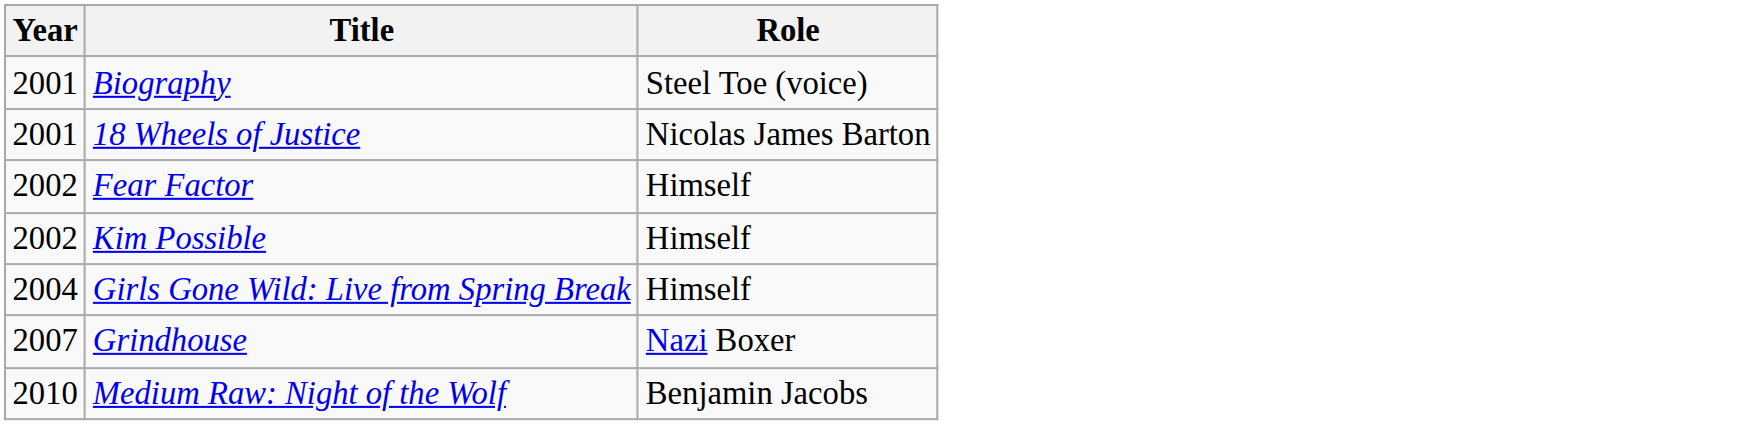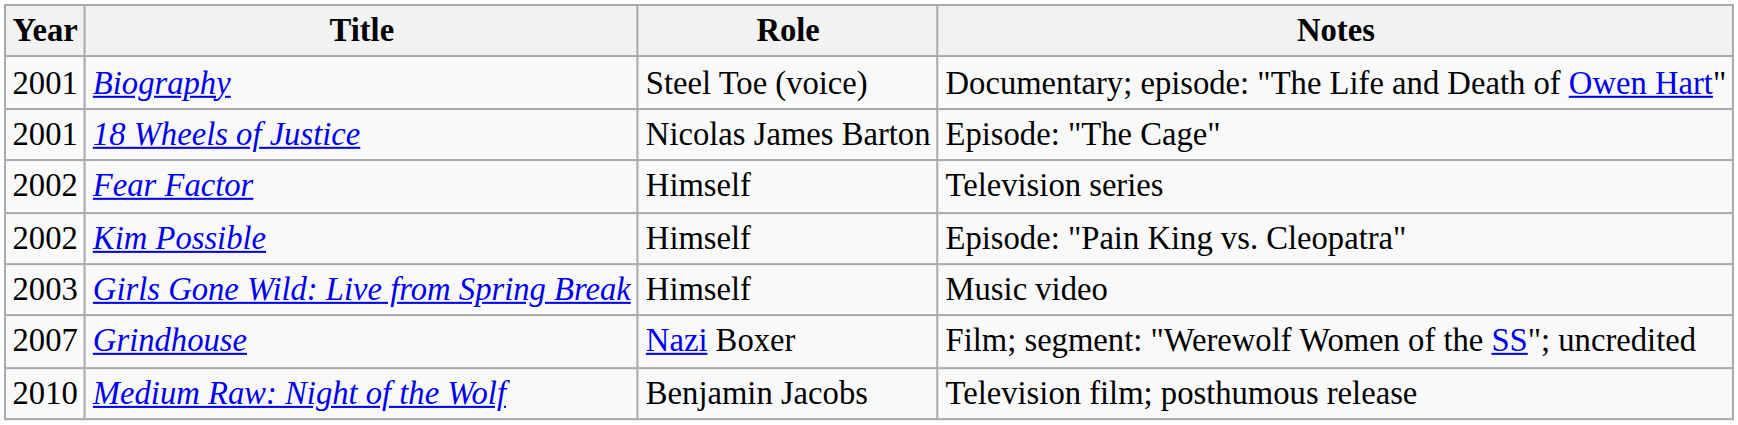+ column: (1336, 30)
(45, 289) 2004 -> (45, 289) 2003
